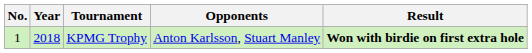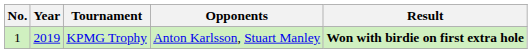(47, 37) 2018 -> (47, 37) 2019
